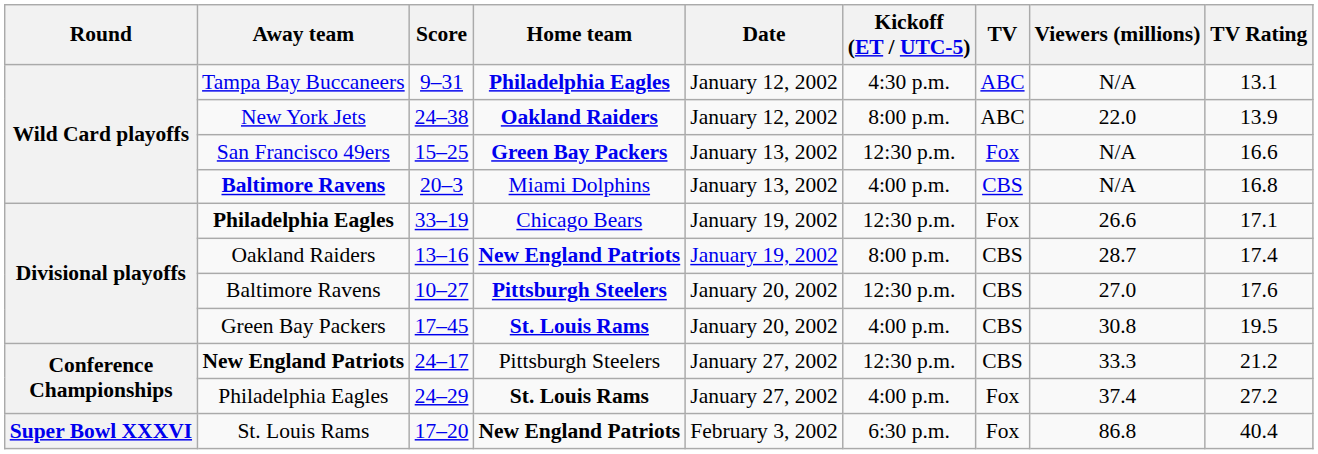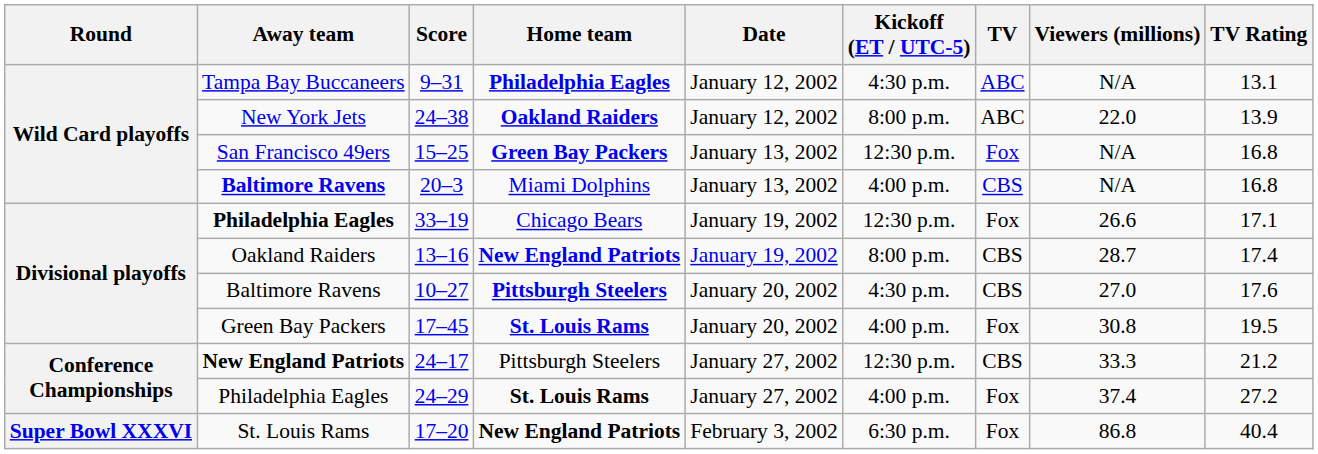(1259, 151) 16.6 -> (1259, 151) 16.8
(909, 290) 12:30 p.m. -> (909, 290) 4:30 p.m.
(1002, 325) CBS -> (1002, 325) Fox
